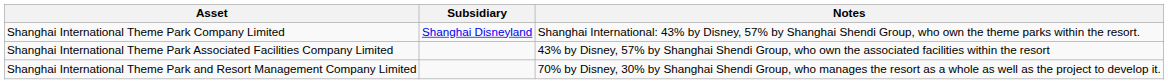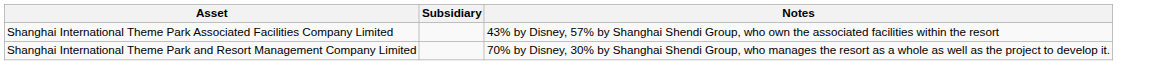- row: (146, 32)
